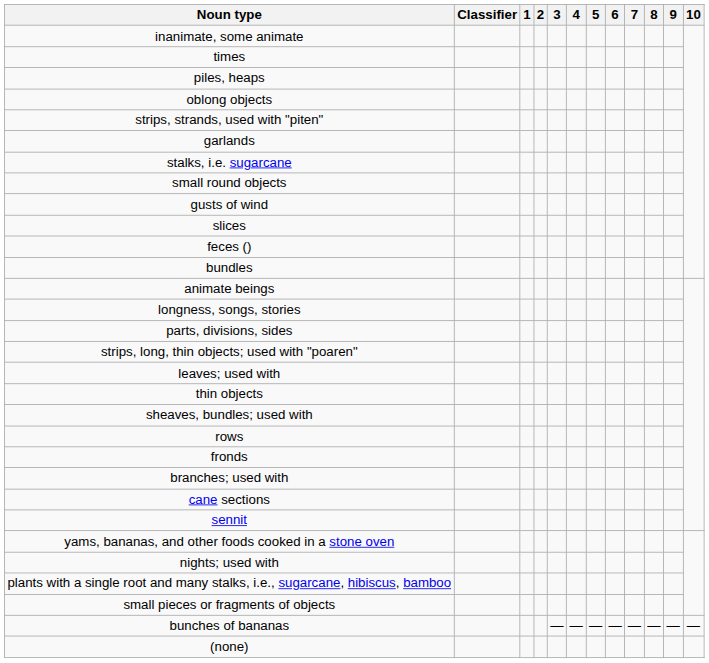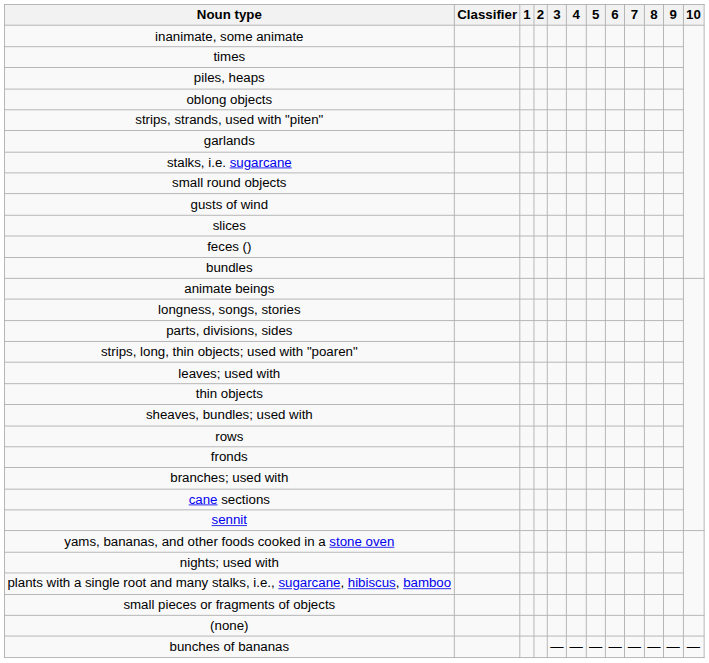rows swapped: (229, 646) <-> (229, 625)
